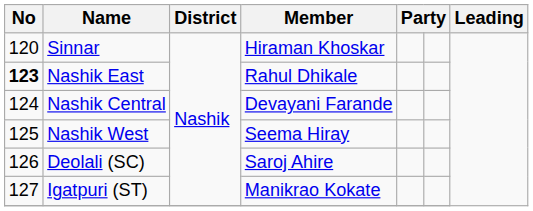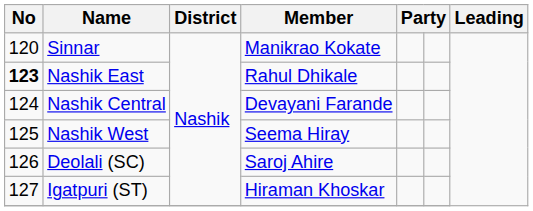(315, 47) Hiraman Khoskar -> (313, 47) Manikrao Kokate
(313, 190) Manikrao Kokate -> (315, 190) Hiraman Khoskar
